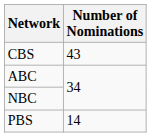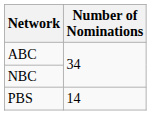- row: (21, 53)
